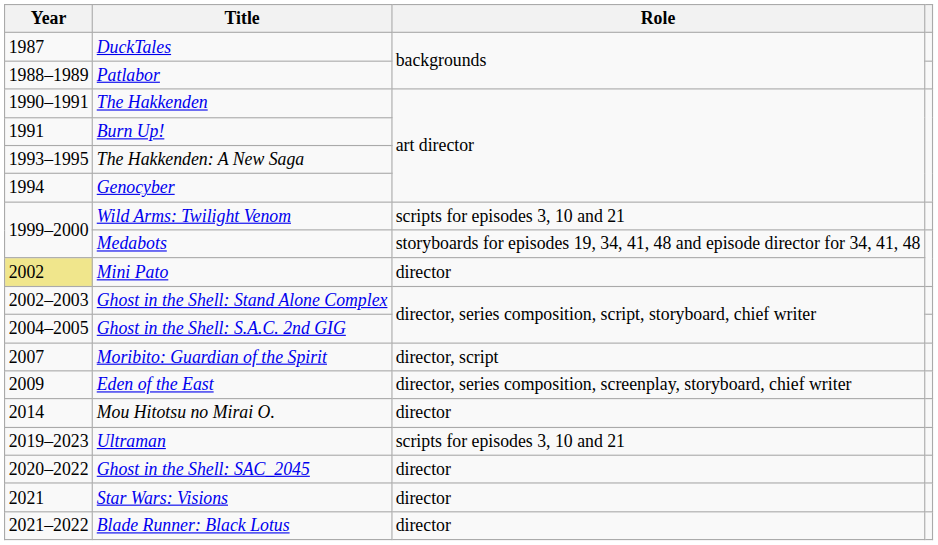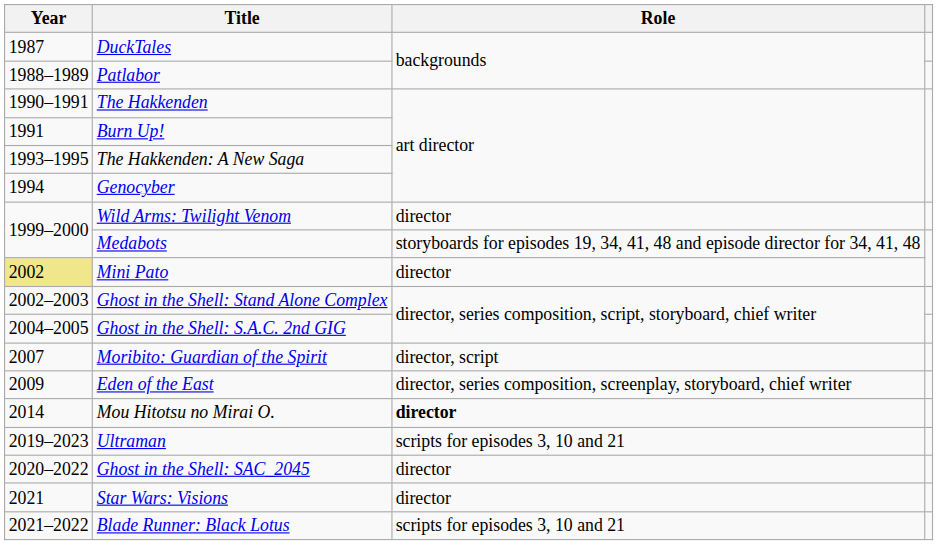(510, 215) scripts for episodes 3, 10 and 21 -> (423, 215) director
(423, 412) normal -> (426, 412) bold
(423, 525) director -> (510, 525) scripts for episodes 3, 10 and 21
